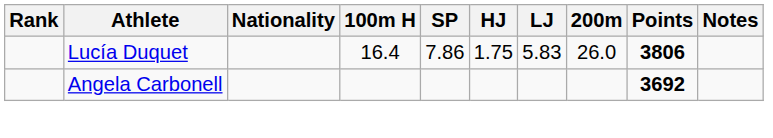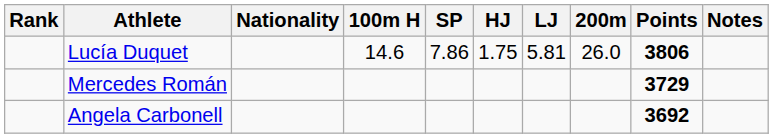(380, 52) 16.4 -> (384, 52) 14.6
(542, 52) 5.83 -> (546, 52) 5.81
+ row: (147, 84)
